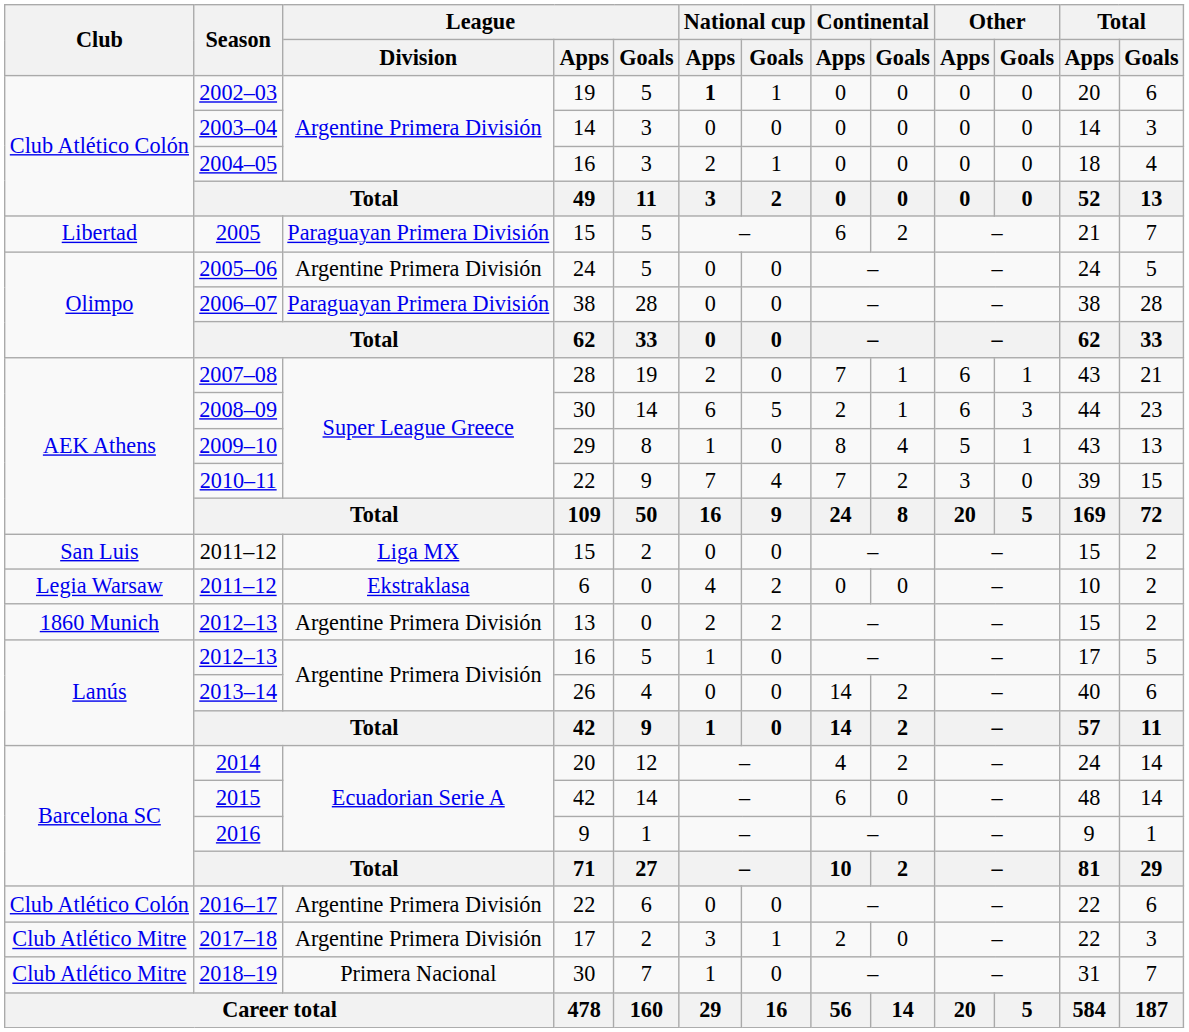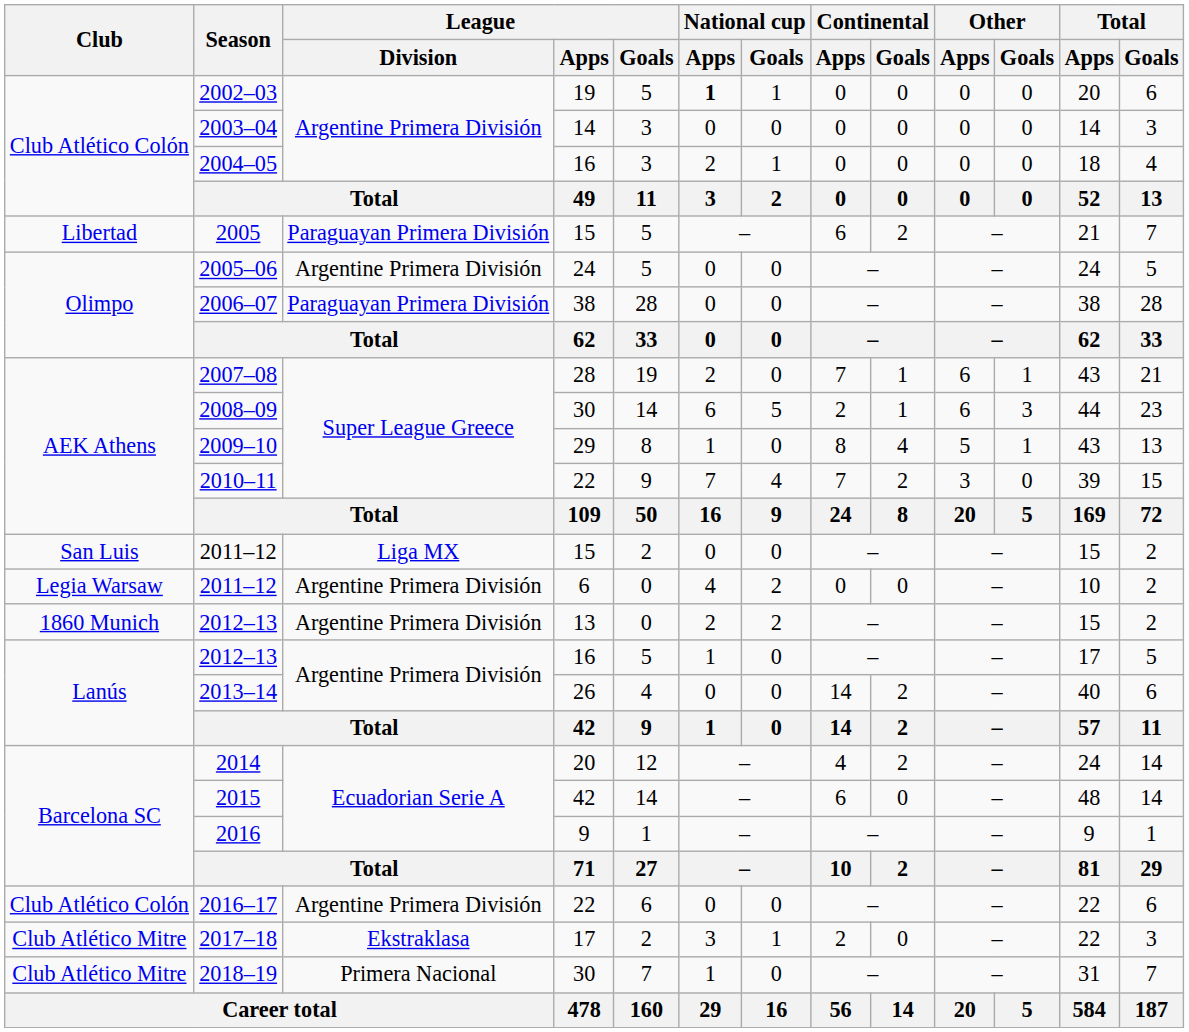(418, 586) Ekstraklasa -> (418, 586) Argentine Primera División
(418, 939) Argentine Primera División -> (418, 939) Ekstraklasa
